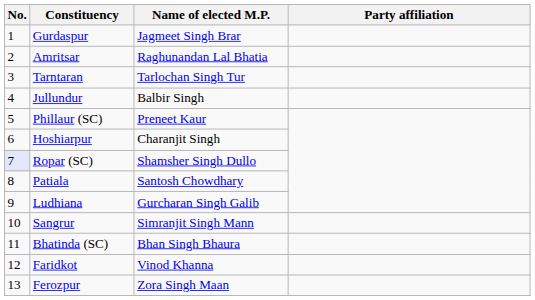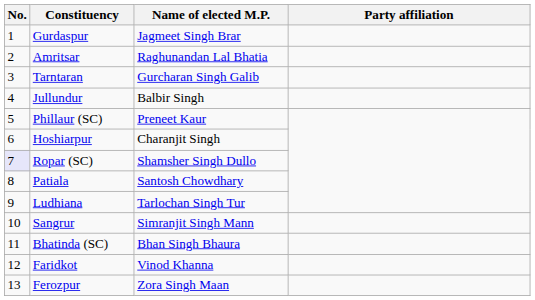(191, 77) Tarlochan Singh Tur -> (198, 77) Gurcharan Singh Galib
(198, 202) Gurcharan Singh Galib -> (191, 202) Tarlochan Singh Tur
